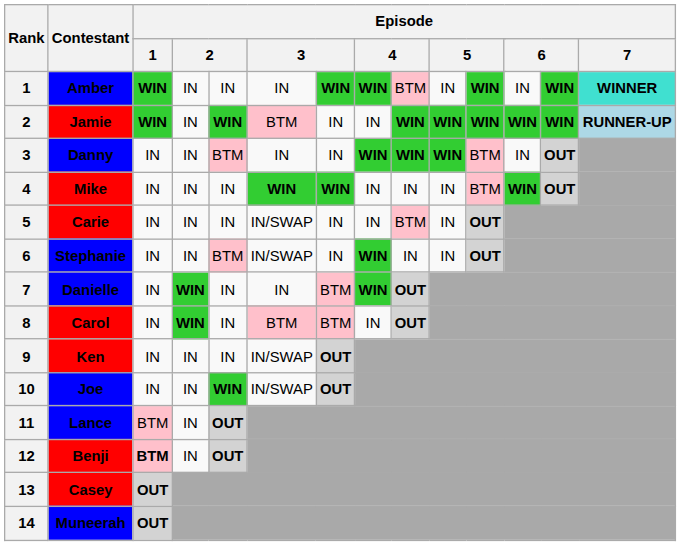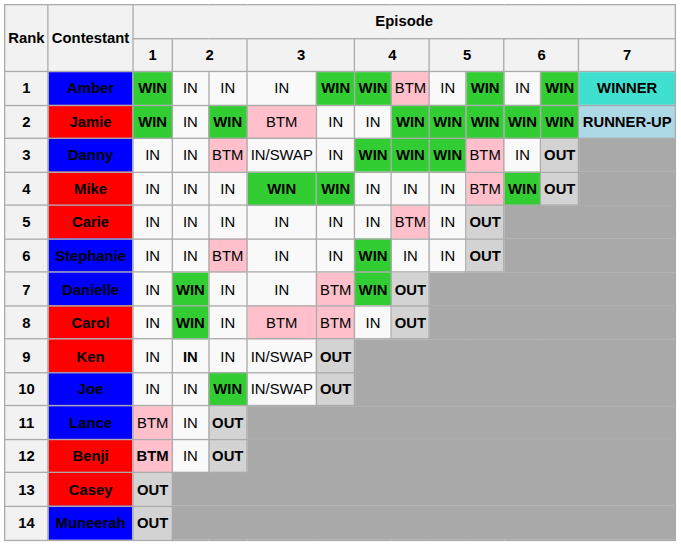(282, 155) IN -> (282, 155) IN/SWAP
(282, 222) IN/SWAP -> (282, 222) IN
(282, 256) IN/SWAP -> (282, 256) IN
(190, 356) normal -> (190, 356) bold
